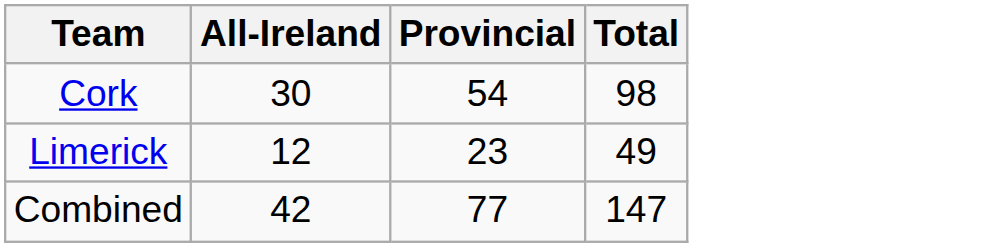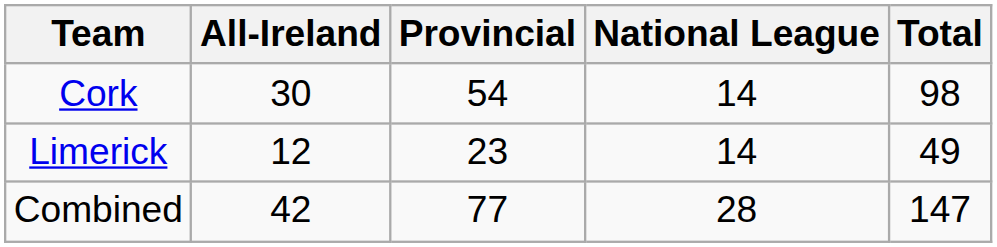+ column: (737, 33)
